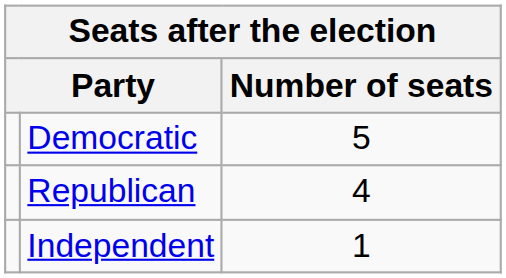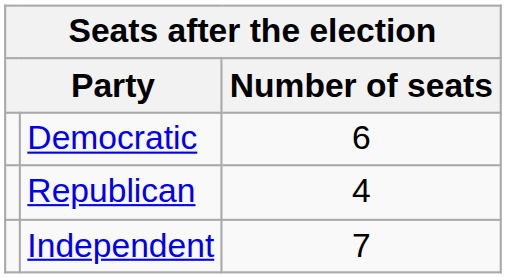(361, 138) 5 -> (361, 138) 6
(361, 244) 1 -> (361, 244) 7
